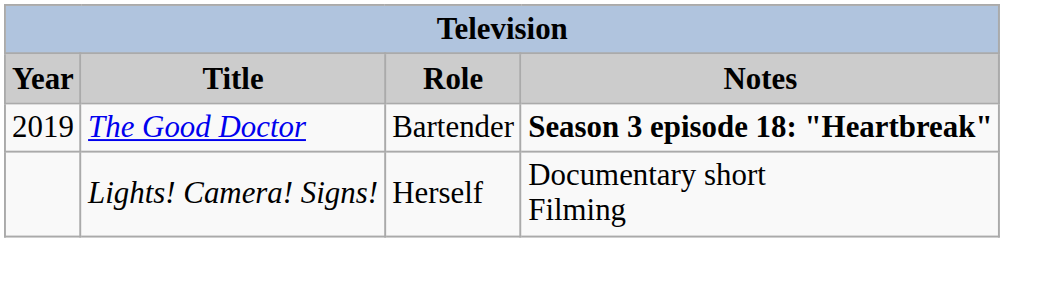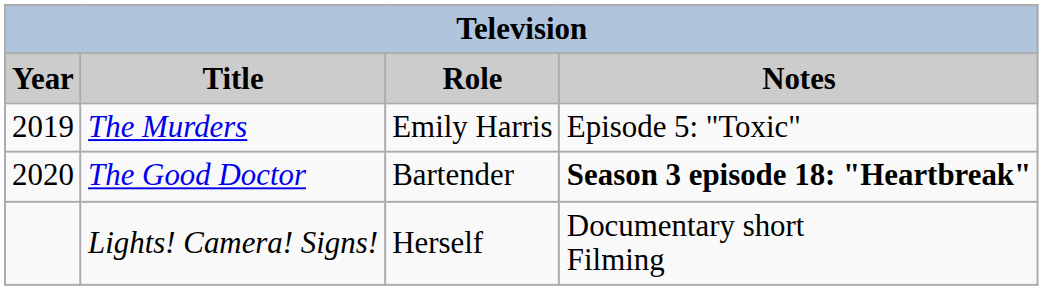+ row: (168, 126)
(43, 126) 2019 -> (43, 175) 2020
